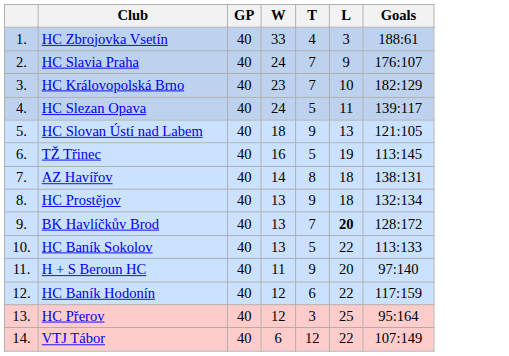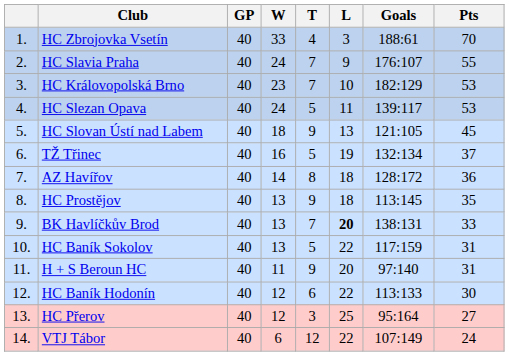+ column: (469, 16)
(398, 154) 113:145 -> (398, 154) 132:134
(398, 177) 138:131 -> (398, 177) 128:172
(398, 200) 132:134 -> (398, 200) 113:145
(398, 223) 128:172 -> (398, 223) 138:131
(398, 246) 113:133 -> (398, 246) 117:159
(398, 293) 117:159 -> (398, 293) 113:133
